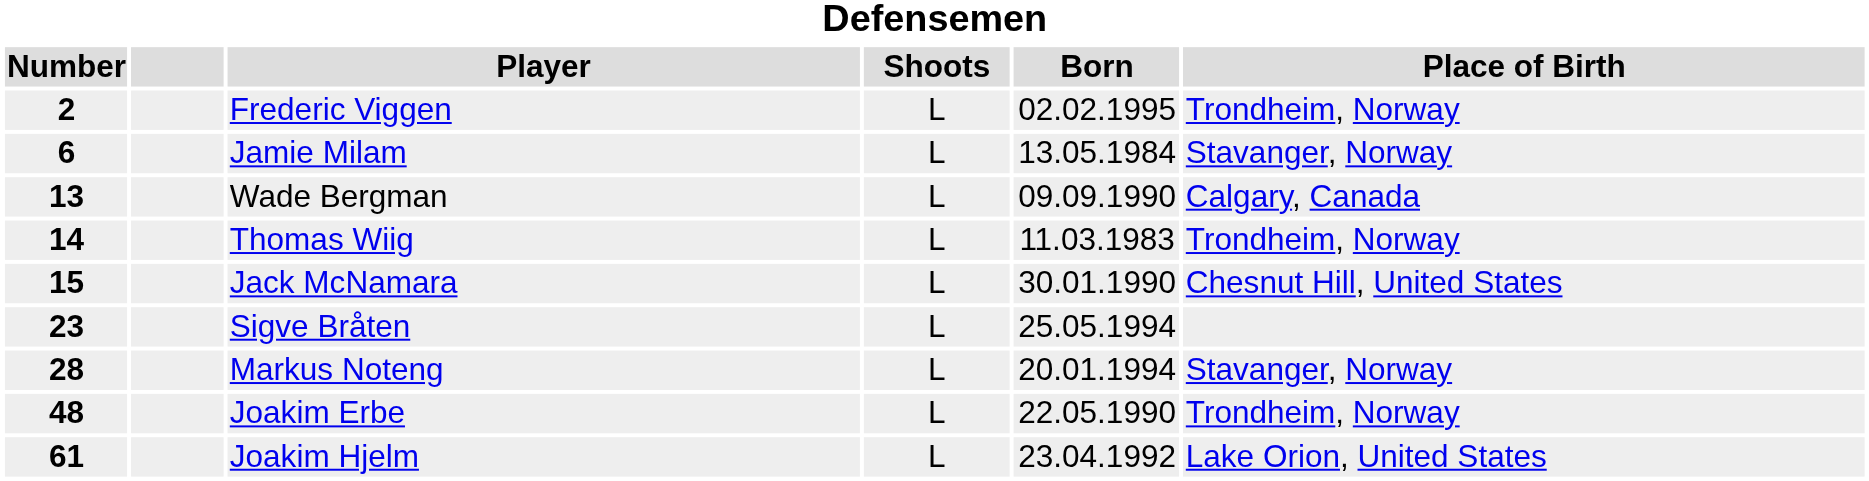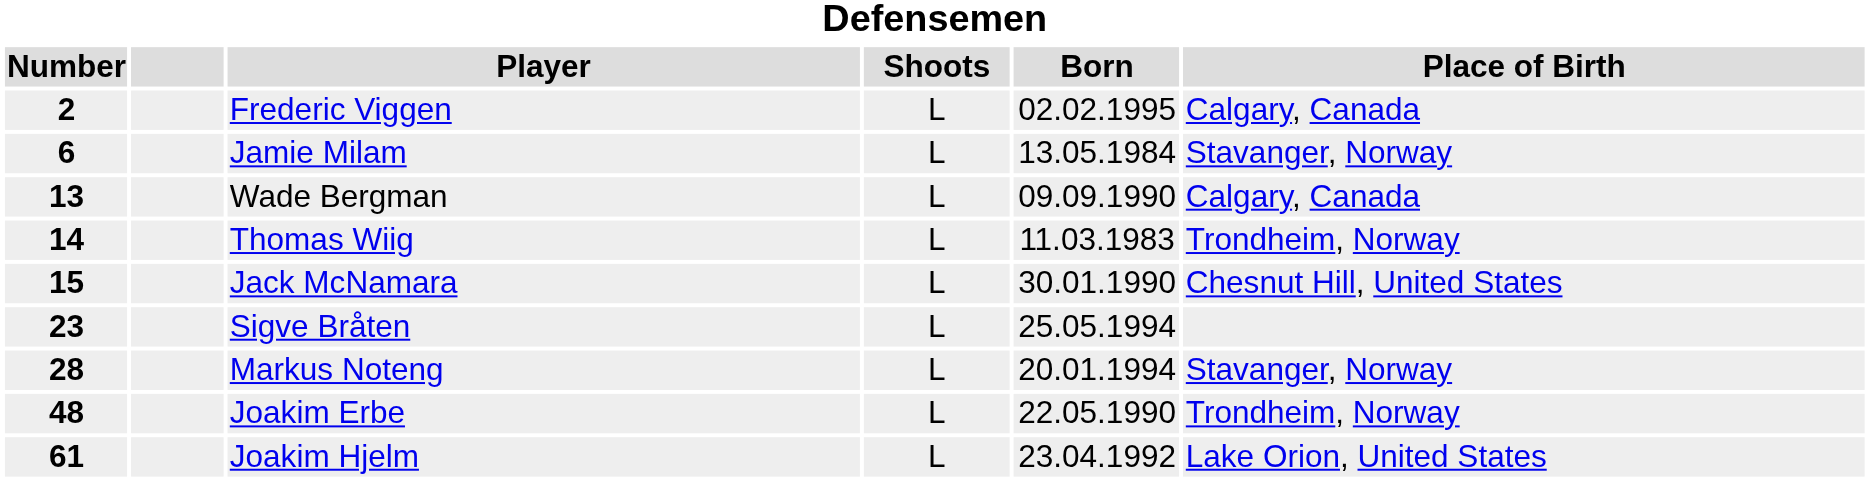(1323, 109) Trondheim, Norway -> (1303, 109) Calgary, Canada
